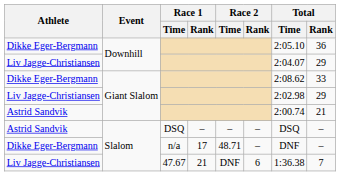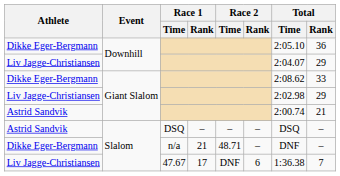(202, 146) 17 -> (202, 146) 21
(202, 162) 21 -> (202, 162) 17
